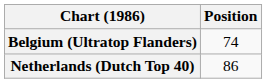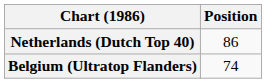rows swapped: (102, 41) <-> (102, 66)
